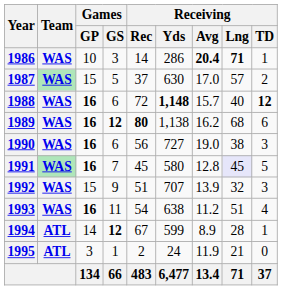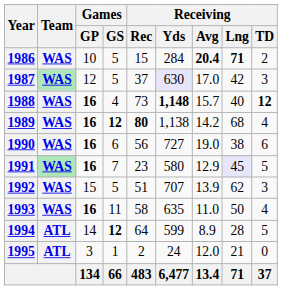(115, 58) 3 -> (115, 58) 5
(141, 58) 14 -> (141, 58) 15
(174, 58) 286 -> (174, 58) 284
(265, 58) 1 -> (265, 58) 2
(89, 79) 15 -> (89, 79) 12
(174, 79) no background -> (174, 79) lavender background
(237, 79) 57 -> (237, 79) 42
(265, 79) 2 -> (265, 79) 3
(115, 101) 6 -> (115, 101) 4
(141, 101) 72 -> (141, 101) 73
(207, 123) 16.2 -> (207, 123) 14.2
(265, 123) 6 -> (265, 123) 4
(265, 144) 3 -> (265, 144) 6
(141, 166) 45 -> (141, 166) 23
(207, 166) 12.8 -> (207, 166) 12.9
(115, 187) 9 -> (115, 187) 5
(237, 187) 32 -> (237, 187) 62
(141, 209) 54 -> (141, 209) 58
(174, 209) 638 -> (174, 209) 635
(207, 209) 11.2 -> (207, 209) 11.0
(237, 209) 51 -> (237, 209) 50
(141, 230) 67 -> (141, 230) 64
(265, 230) 1 -> (265, 230) 5
(207, 252) 11.9 -> (207, 252) 12.0
